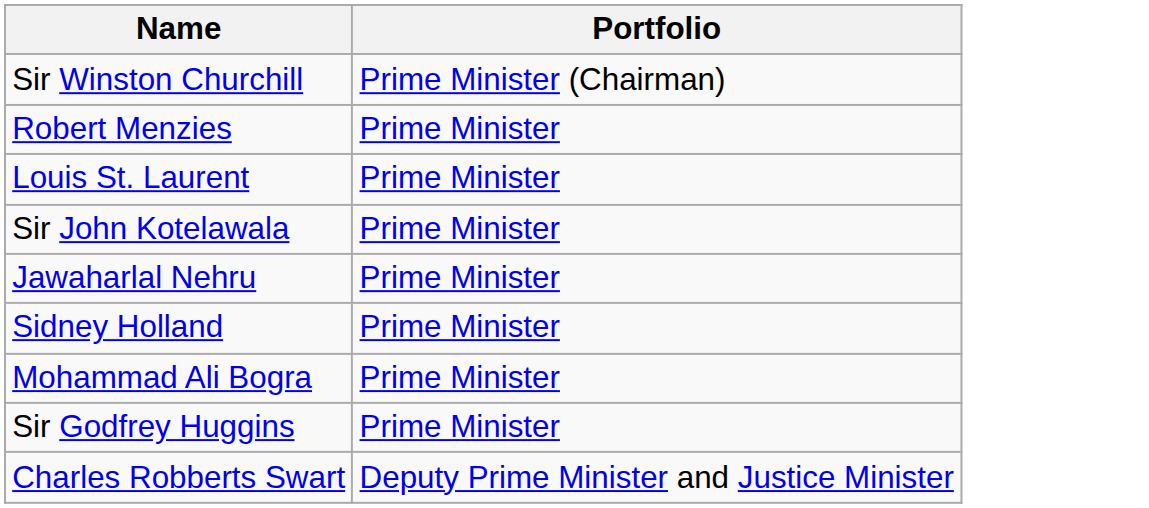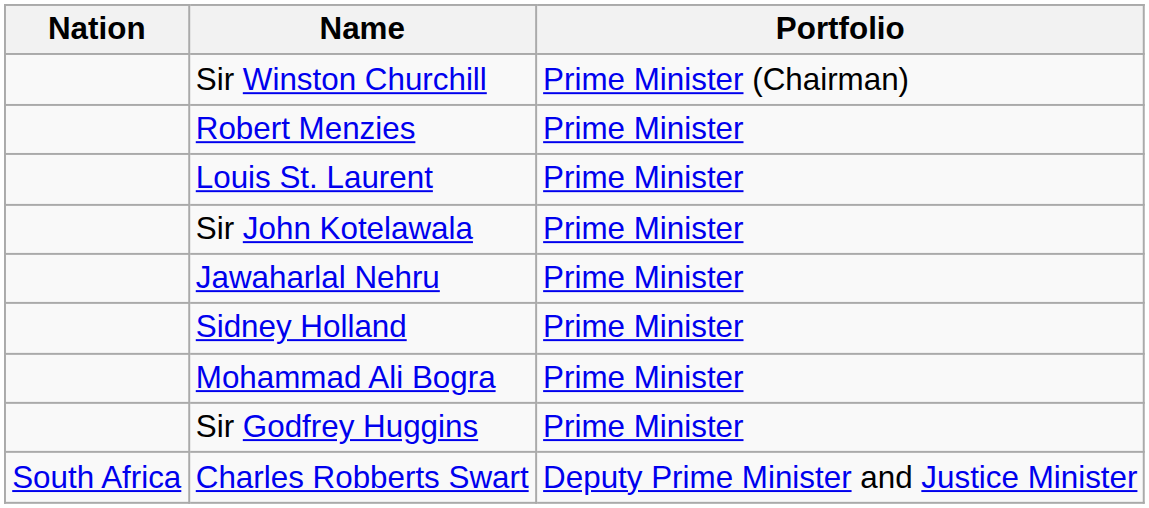+ column: (97, 29)
